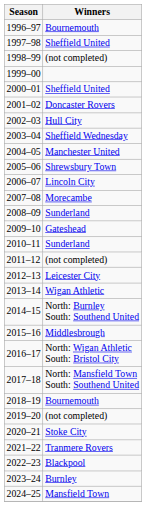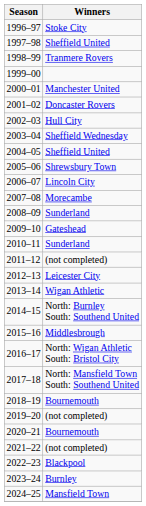(72, 27) Bournemouth -> (66, 27) Stoke City
(76, 58) (not completed) -> (79, 58) Tranmere Rovers
(78, 89) Sheffield United -> (82, 89) Manchester United
(82, 151) Manchester United -> (78, 151) Sheffield United
(66, 432) Stoke City -> (72, 432) Bournemouth
(79, 447) Tranmere Rovers -> (76, 447) (not completed)
